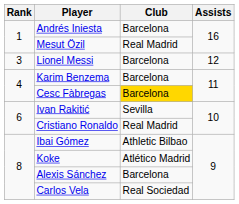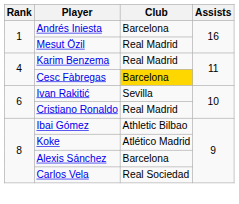- row: (65, 61)
(146, 77) Barcelona -> (150, 61) Real Madrid
